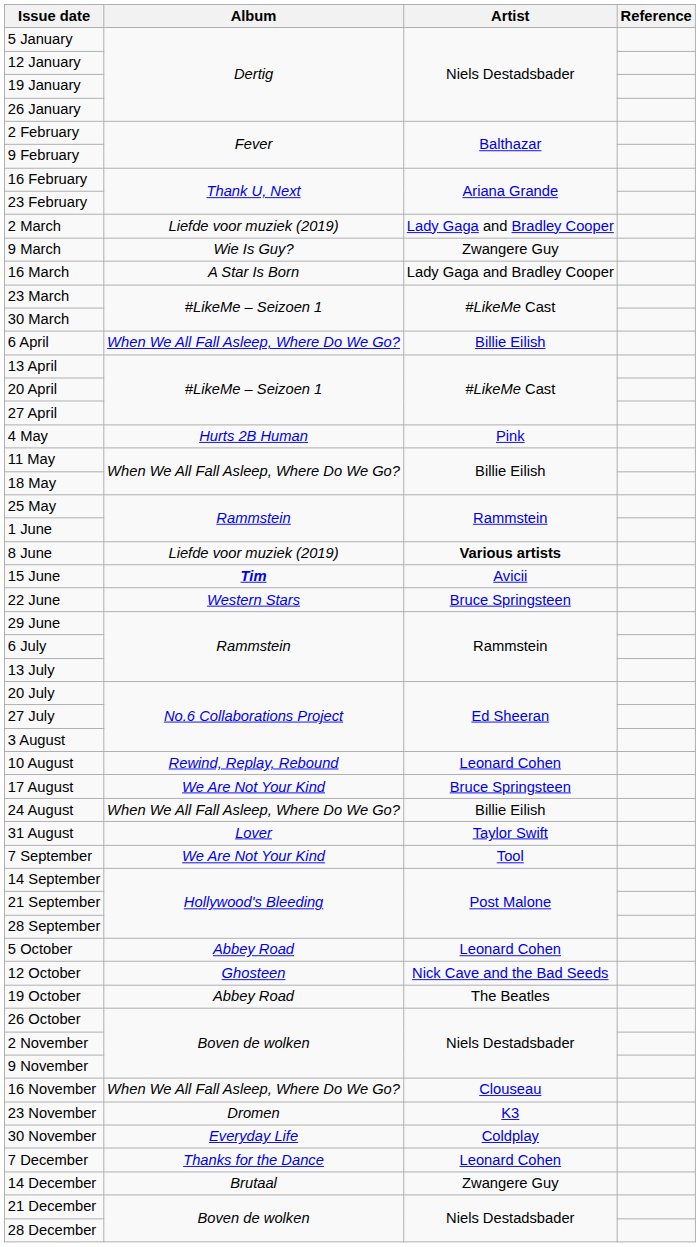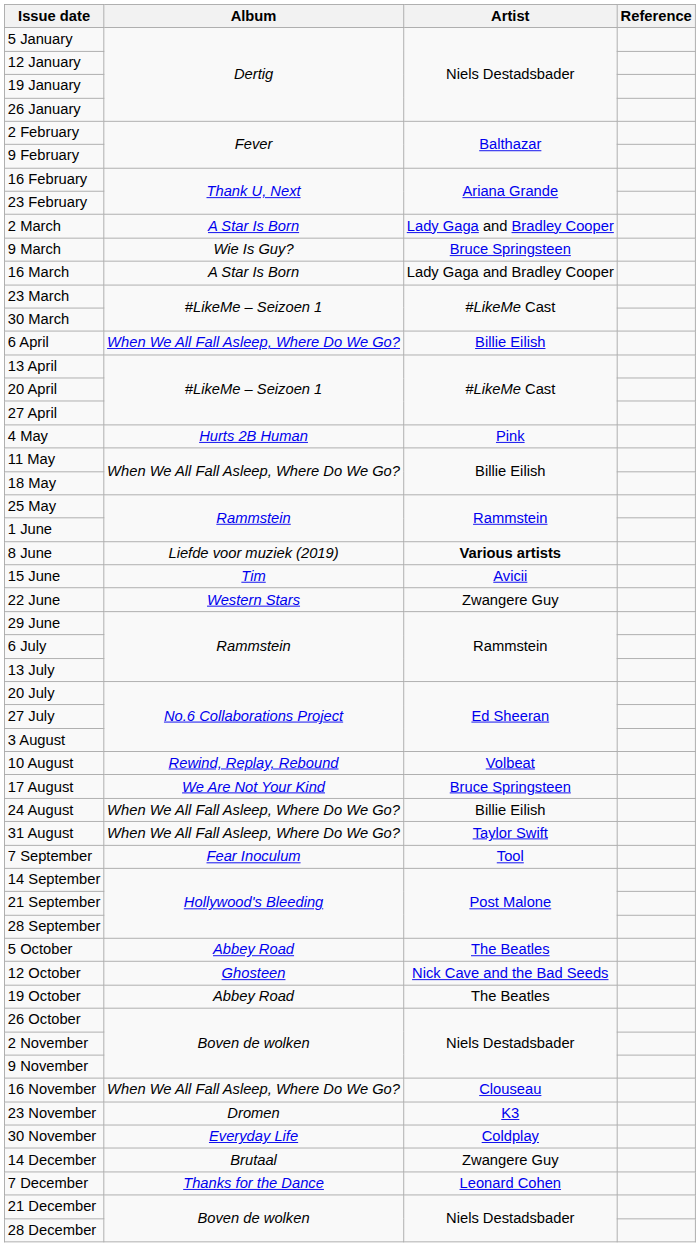(254, 226) Liefde voor muziek (2019) -> (254, 226) A Star Is Born
(510, 249) Zwangere Guy -> (510, 249) Bruce Springsteen
(254, 576) bold -> (254, 576) normal
(510, 599) Bruce Springsteen -> (510, 599) Zwangere Guy
(510, 763) Leonard Cohen -> (510, 763) Volbeat
(254, 833) Lover -> (254, 833) When We All Fall Asleep, Where Do We Go?
(254, 856) We Are Not Your Kind -> (254, 856) Fear Inoculum
(510, 949) Leonard Cohen -> (510, 949) The Beatles
rows swapped: (48, 1160) <-> (52, 1183)
